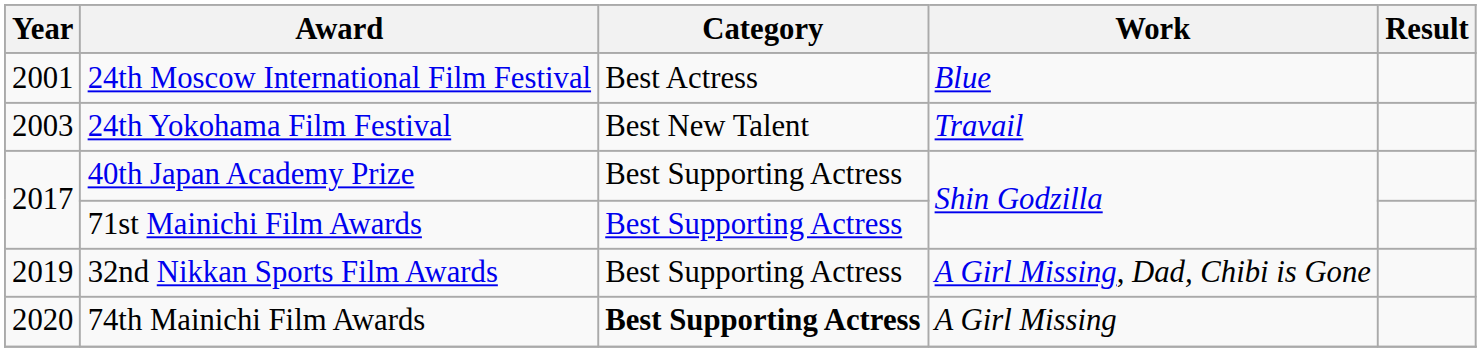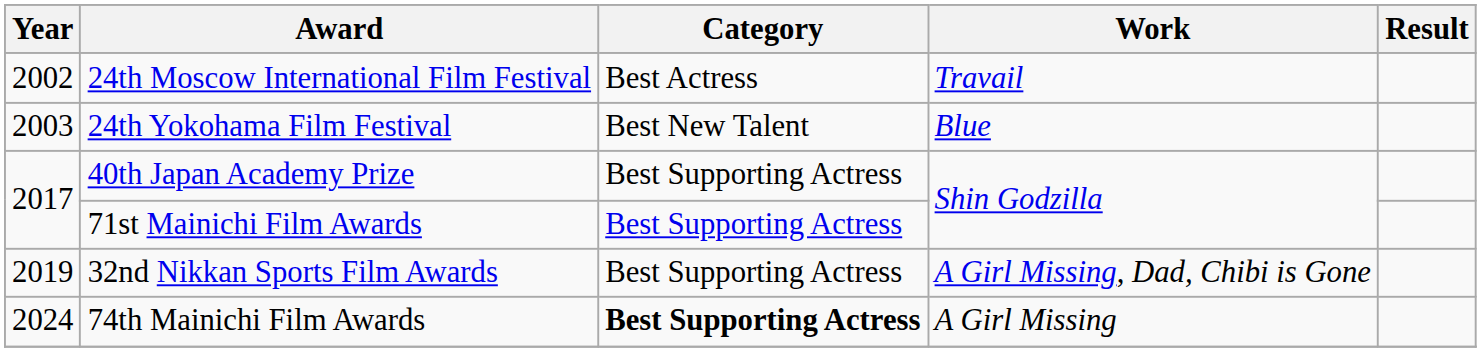(43, 77) 2001 -> (43, 77) 2002
(963, 77) Blue -> (979, 77) Travail
(979, 126) Travail -> (963, 126) Blue
(43, 321) 2020 -> (43, 321) 2024
